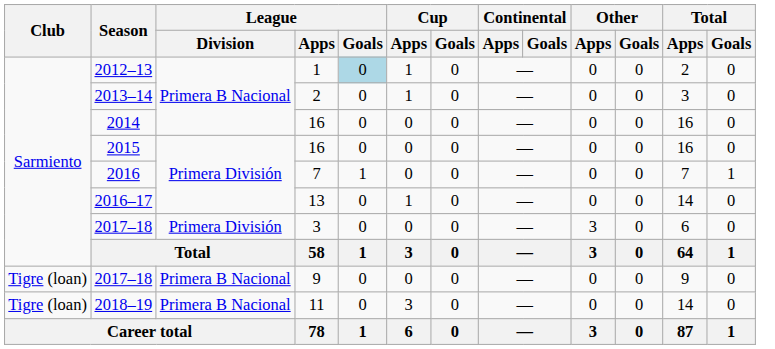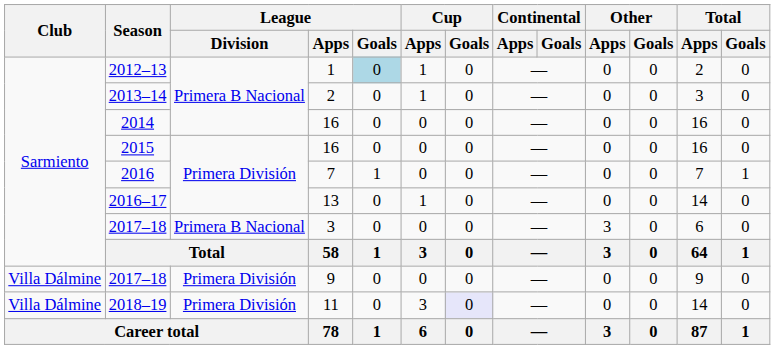(225, 226) Primera División -> (239, 226) Primera B Nacional
(48, 278) Tigre (loan) -> (55, 278) Villa Dálmine
(225, 278) Primera B Nacional -> (239, 278) Primera División
(48, 305) Tigre (loan) -> (55, 305) Villa Dálmine
(225, 305) Primera B Nacional -> (239, 305) Primera División
(455, 305) no background -> (469, 305) lavender background
